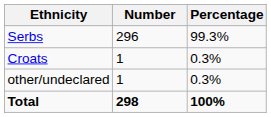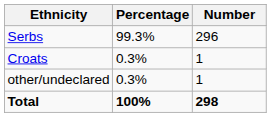columns swapped: (150, 15) <-> (227, 15)
